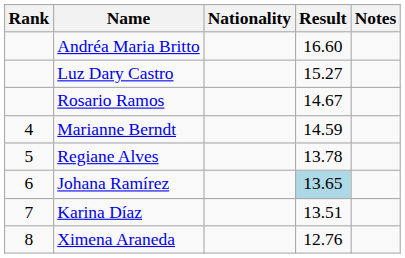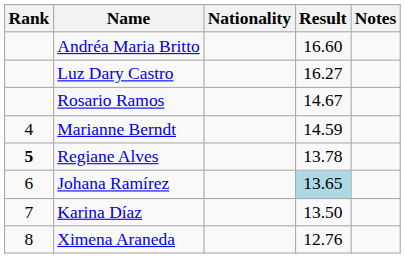(323, 73) 15.27 -> (323, 73) 16.27
(29, 156) normal -> (29, 156) bold
(323, 211) 13.51 -> (323, 211) 13.50
